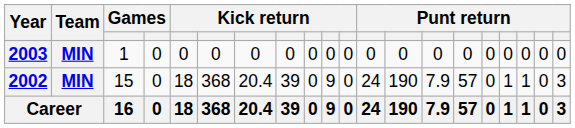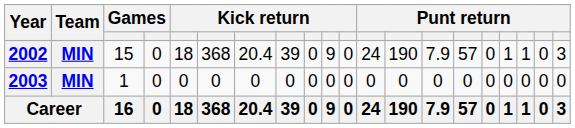rows swapped: (28, 81) <-> (28, 54)
